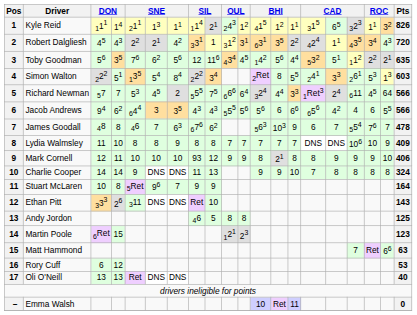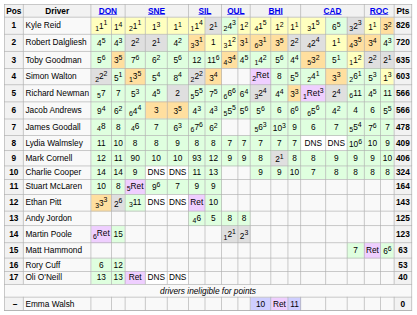(387, 93) 64 -> (387, 93) 11
(135, 158) 10 -> (135, 158) 90
